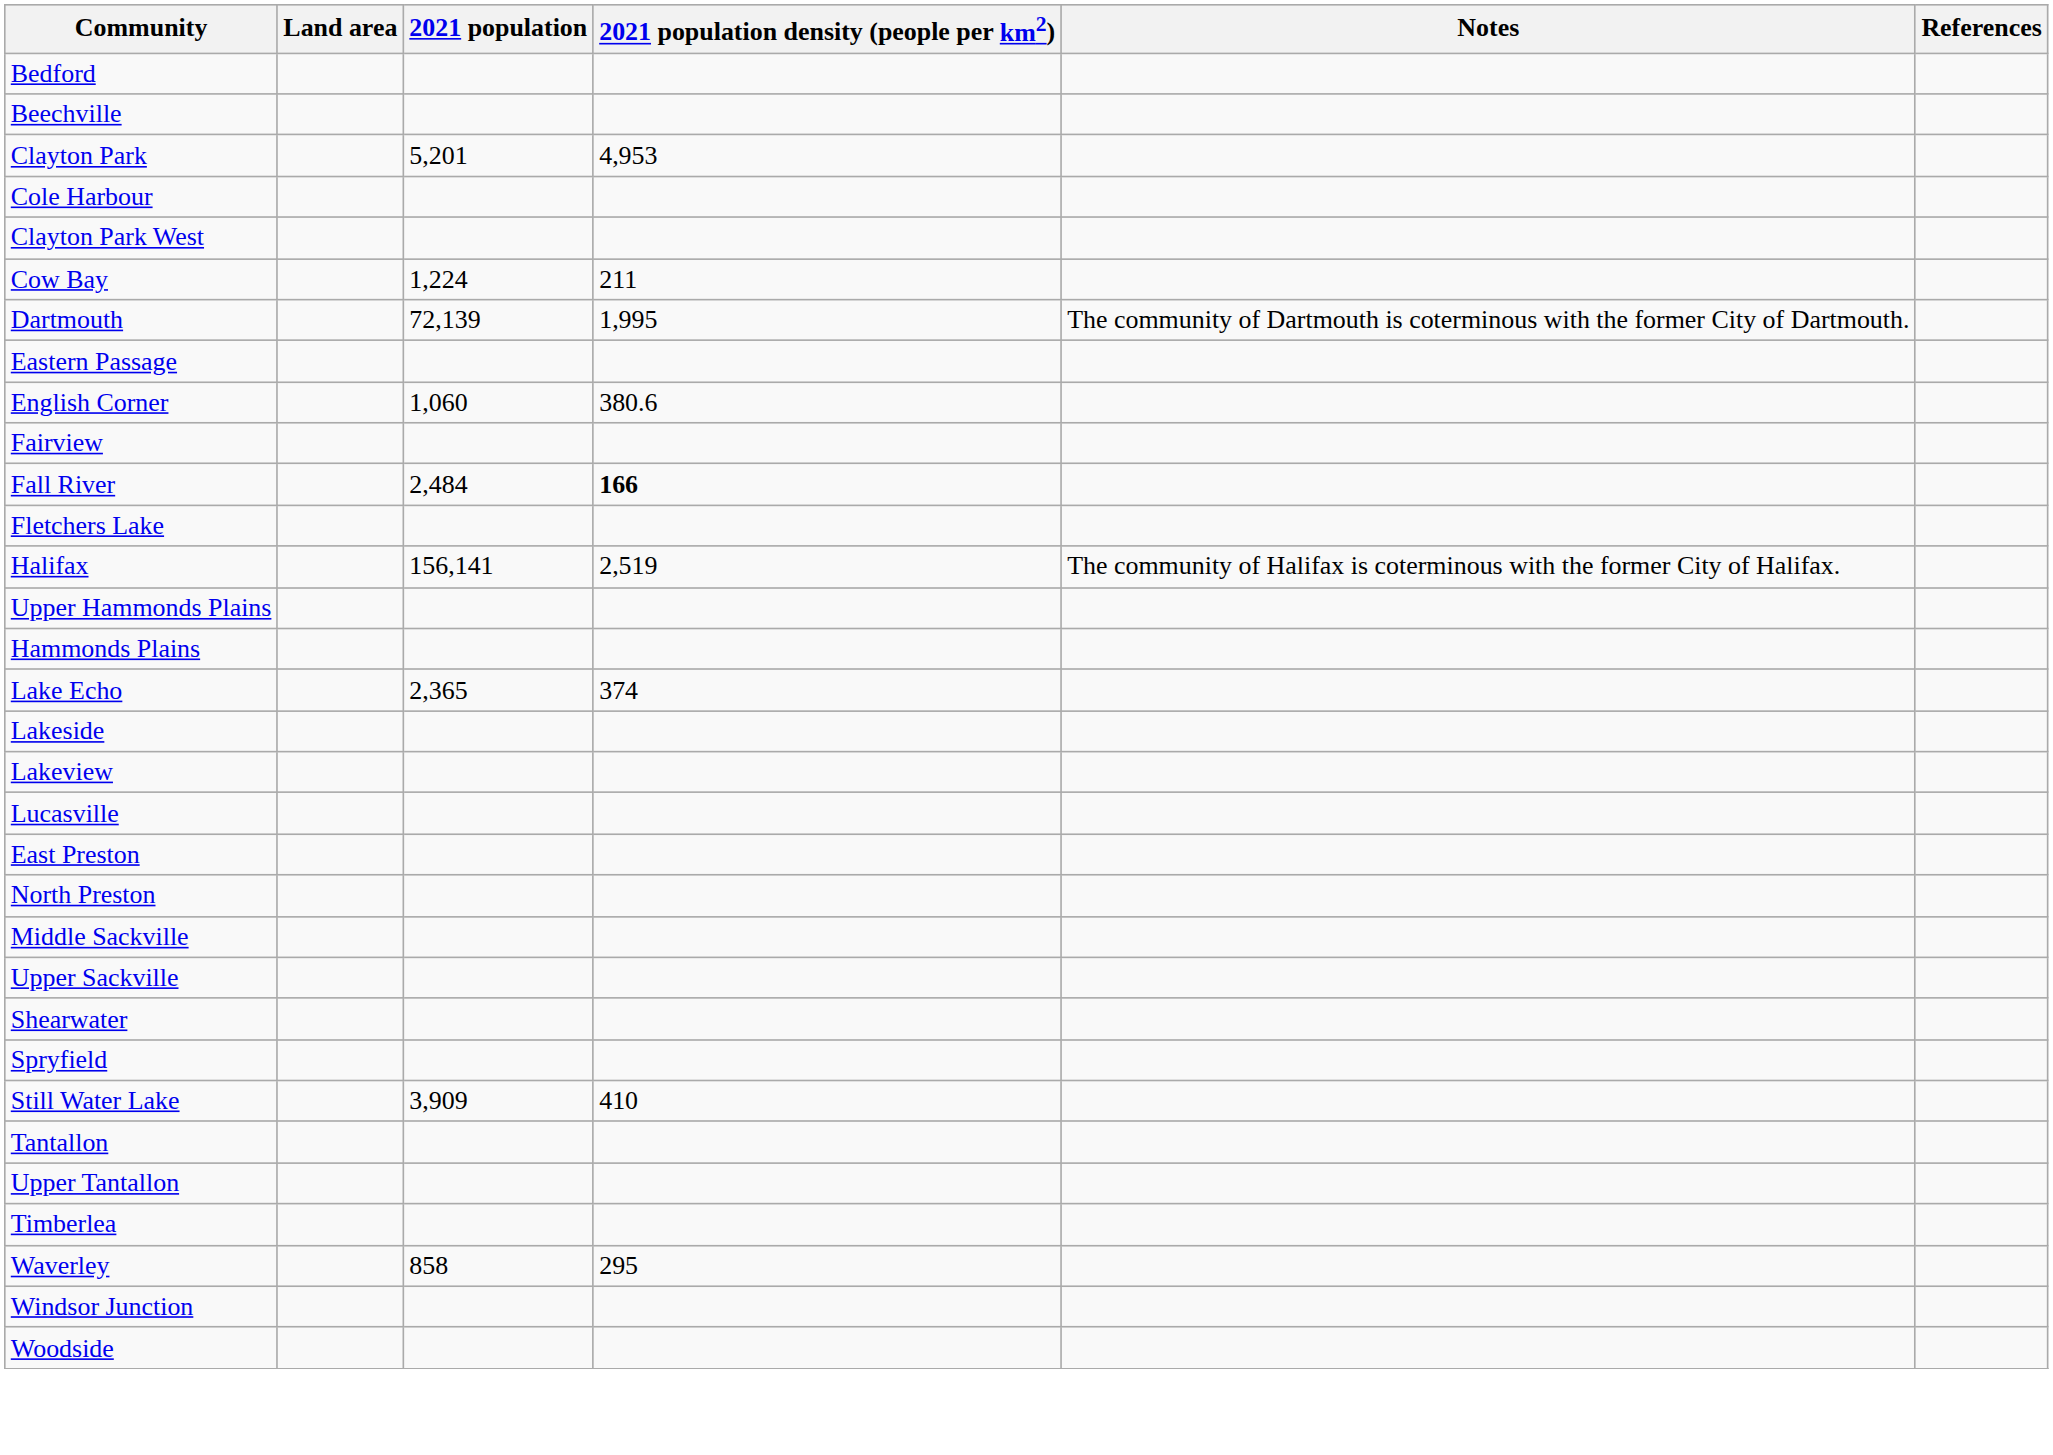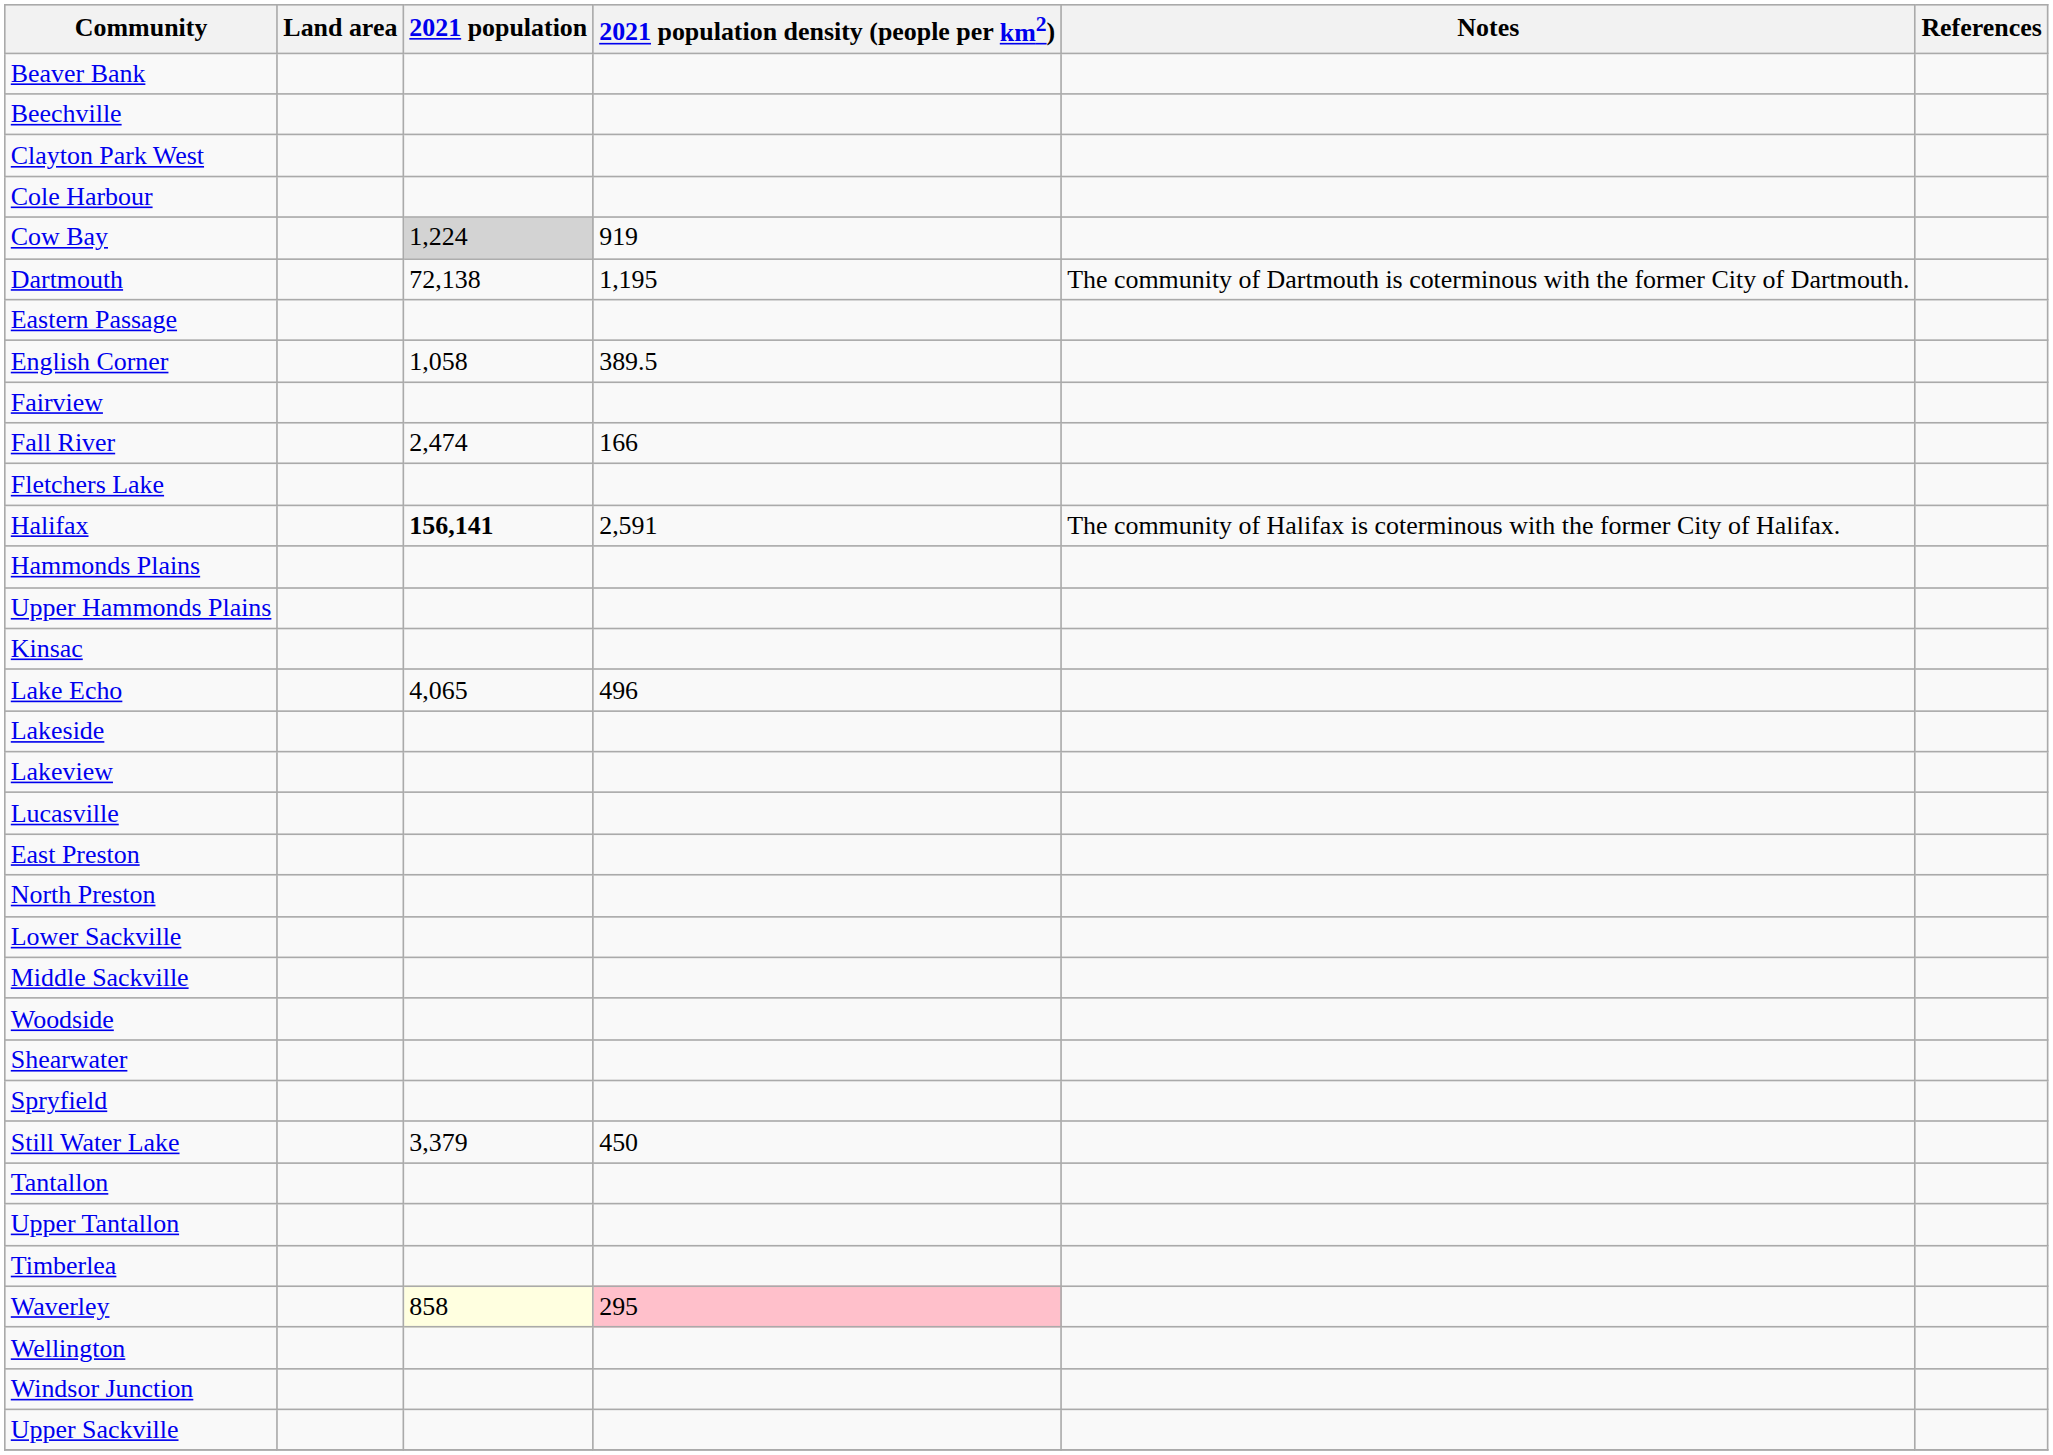+ row: (78, 73)
- row: (53, 73)
- row: (79, 155)
rows swapped: (107, 237) <-> (82, 196)
(438, 278) no background -> (438, 237) lightgrey background
(618, 278) 211 -> (619, 237) 919
(445, 319) 72,139 -> (445, 278) 72,138
(628, 319) 1,995 -> (628, 278) 1,195
(438, 402) 1,060 -> (438, 360) 1,058
(628, 402) 380.6 -> (628, 360) 389.5
(438, 484) 2,484 -> (438, 443) 2,474
(619, 484) bold -> (619, 443) normal
(451, 566) normal -> (451, 525) bold
(628, 566) 2,519 -> (628, 525) 2,591
rows swapped: (105, 648) <-> (141, 607)
+ row: (47, 648)
(438, 689) 2,365 -> (438, 689) 4,065
(619, 689) 374 -> (619, 689) 496
+ row: (96, 936)
rows swapped: (95, 977) <-> (62, 1347)
(438, 1100) 3,909 -> (438, 1141) 3,379
(619, 1100) 410 -> (619, 1141) 450
(429, 1265) no background -> (429, 1306) lightyellow background
(619, 1265) no background -> (619, 1306) pink background
+ row: (68, 1347)
